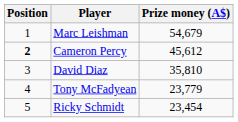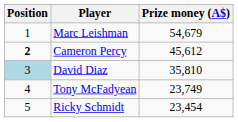(27, 70) no background -> (27, 70) lightblue background
(186, 88) 23,779 -> (186, 88) 23,749
